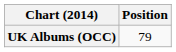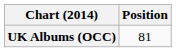(145, 36) 79 -> (145, 36) 81
